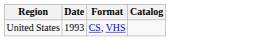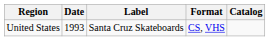+ column: (136, 12)
